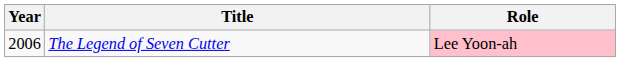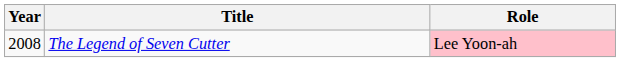(25, 43) 2006 -> (25, 43) 2008
